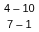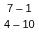rows swapped: (19, 9) <-> (19, 24)
